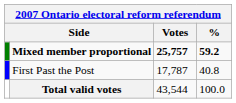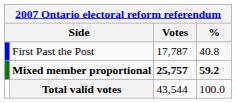rows swapped: (53, 70) <-> (82, 51)
